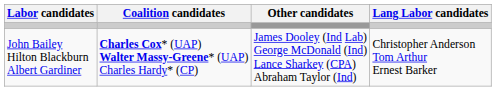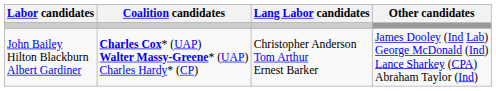columns swapped: (430, 13) <-> (310, 13)
